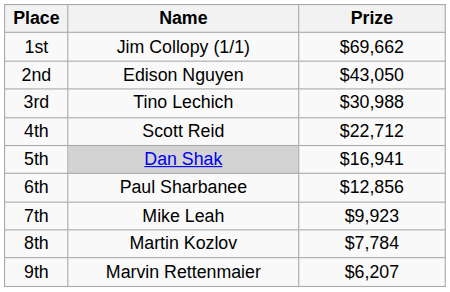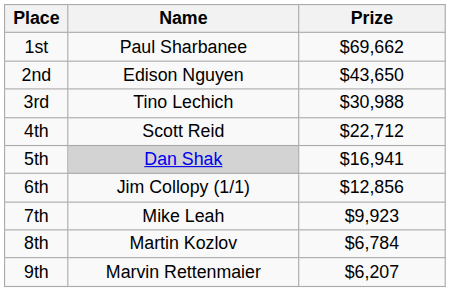(183, 46) Jim Collopy (1/1) -> (183, 46) Paul Sharbanee
(372, 74) $43,050 -> (372, 74) $43,650
(183, 187) Paul Sharbanee -> (183, 187) Jim Collopy (1/1)
(372, 243) $7,784 -> (372, 243) $6,784
